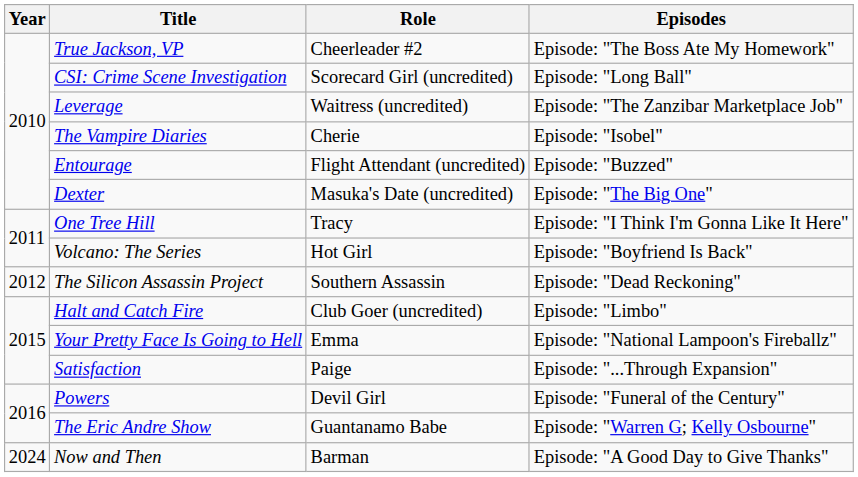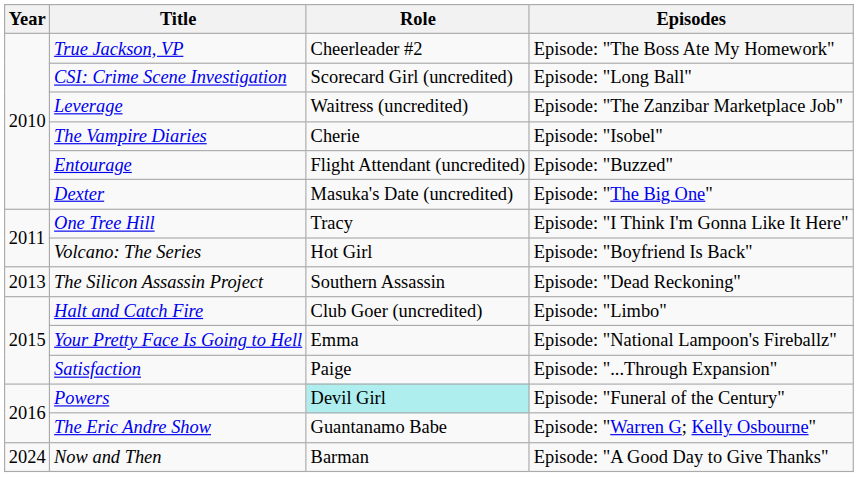(27, 281) 2012 -> (27, 281) 2013
(348, 398) no background -> (348, 398) paleturquoise background
